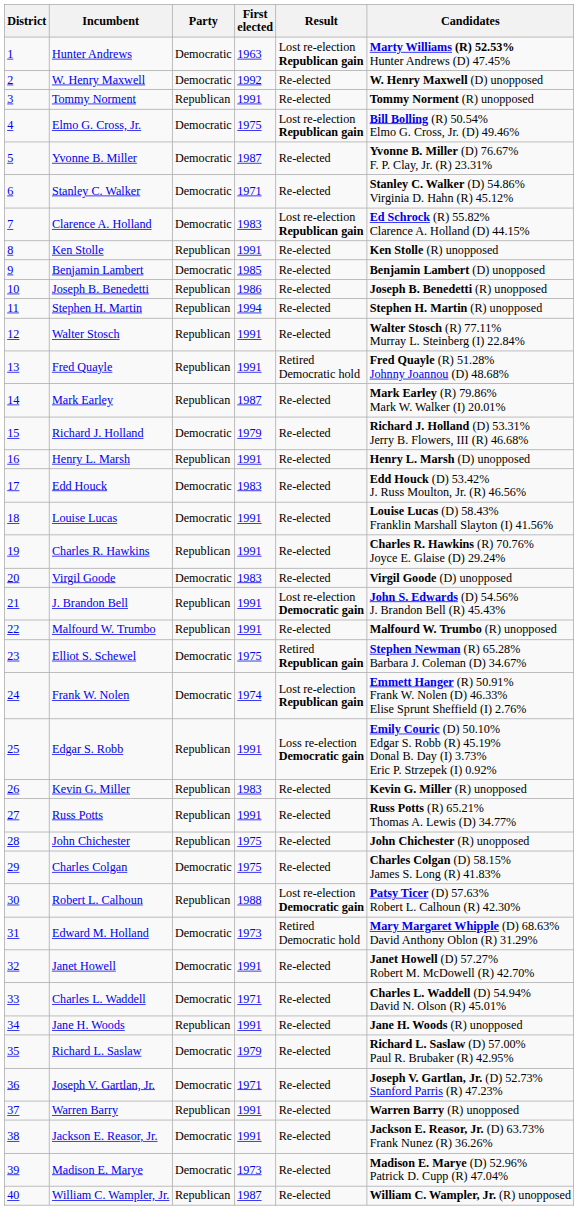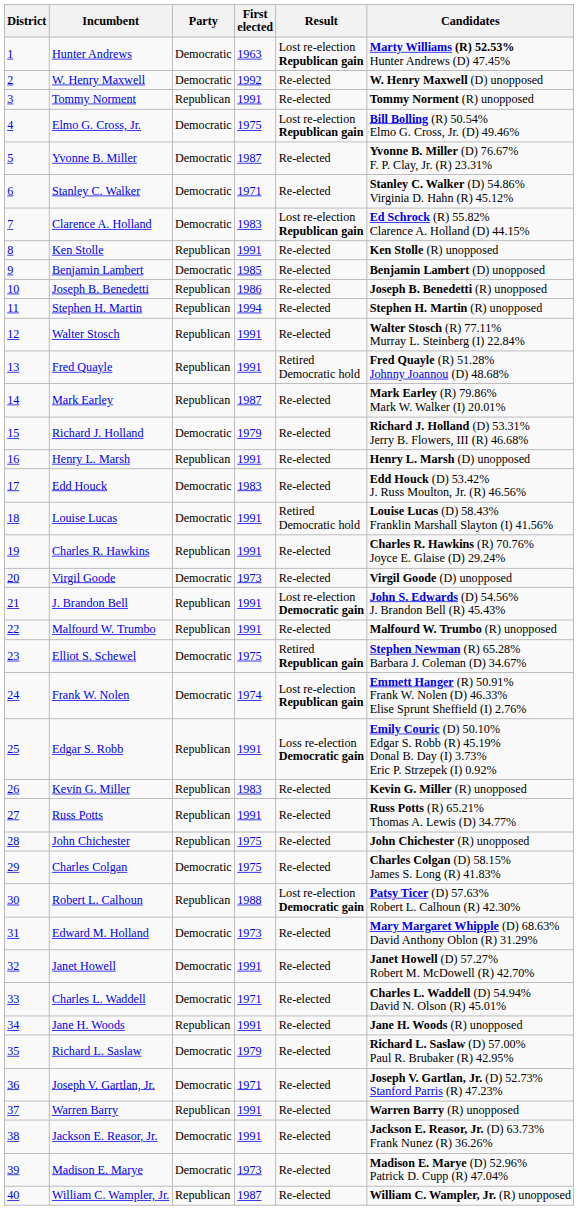(305, 518) Re-elected -> (319, 518) Retired Democratic hold
(249, 577) 1983 -> (249, 577) 1973
(319, 933) Retired Democratic hold -> (305, 933) Re-elected
